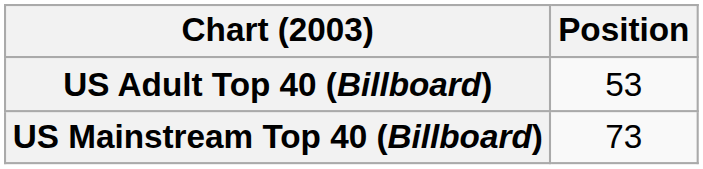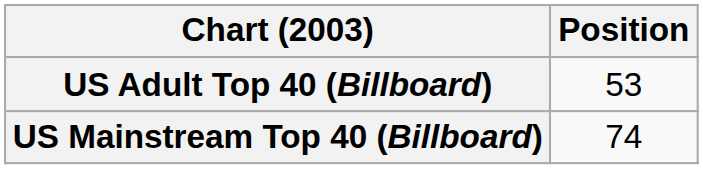(624, 136) 73 -> (624, 136) 74
